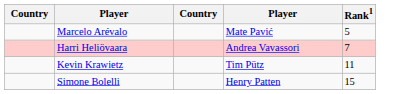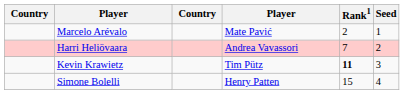+ column: (386, 14)
(347, 32) 5 -> (345, 32) 2
(349, 65) normal -> (347, 65) bold
